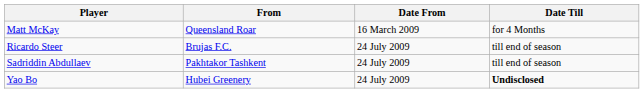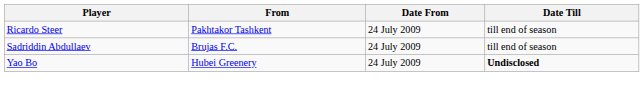- row: (33, 29)
(209, 46) Brujas F.C. -> (231, 29) Pakhtakor Tashkent
(226, 63) Pakhtakor Tashkent -> (214, 46) Brujas F.C.
